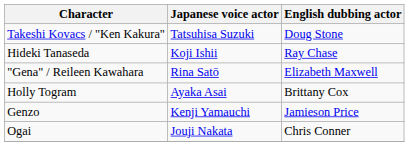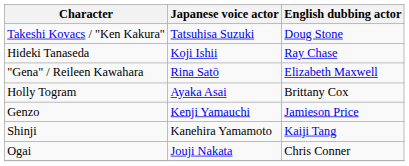+ row: (22, 131)
